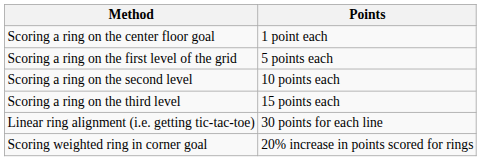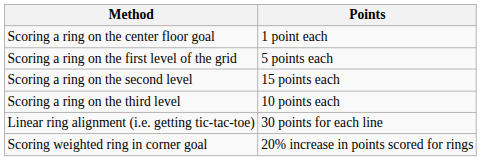(300, 79) 10 points each -> (300, 79) 15 points each
(300, 101) 15 points each -> (300, 101) 10 points each
